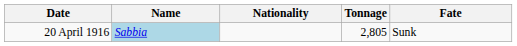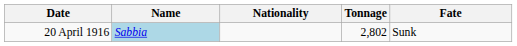(374, 32) 2,805 -> (374, 32) 2,802
